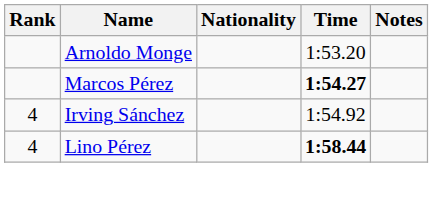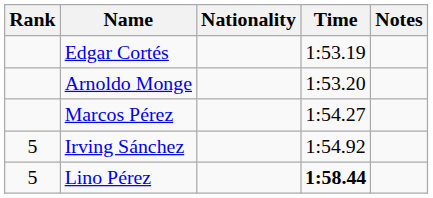+ row: (117, 51)
(336, 83) bold -> (336, 114) normal
(32, 114) 4 -> (32, 146) 5
(32, 146) 4 -> (32, 177) 5
